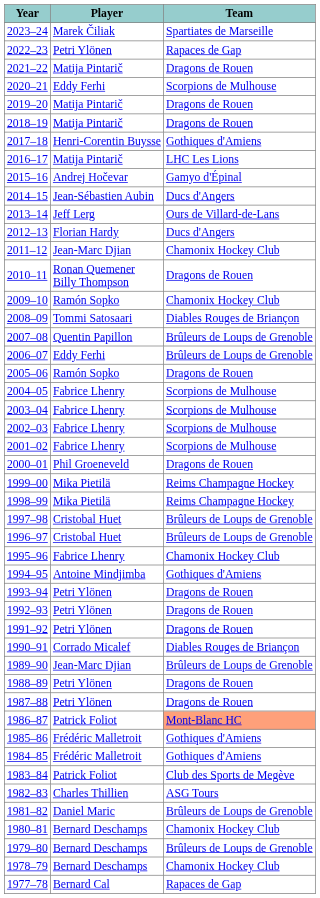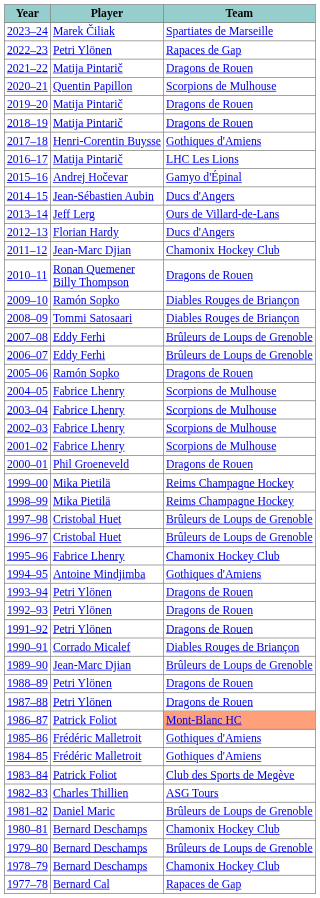(79, 86) Eddy Ferhi -> (93, 86) Quentin Papillon
(223, 300) Chamonix Hockey Club -> (233, 300) Diables Rouges de Briançon
(93, 337) Quentin Papillon -> (79, 337) Eddy Ferhi
